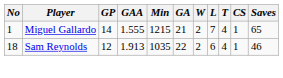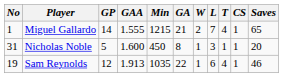+ row: (58, 47)
(12, 47) 18 -> (12, 64) 19
(198, 47) 2 -> (198, 64) 1
